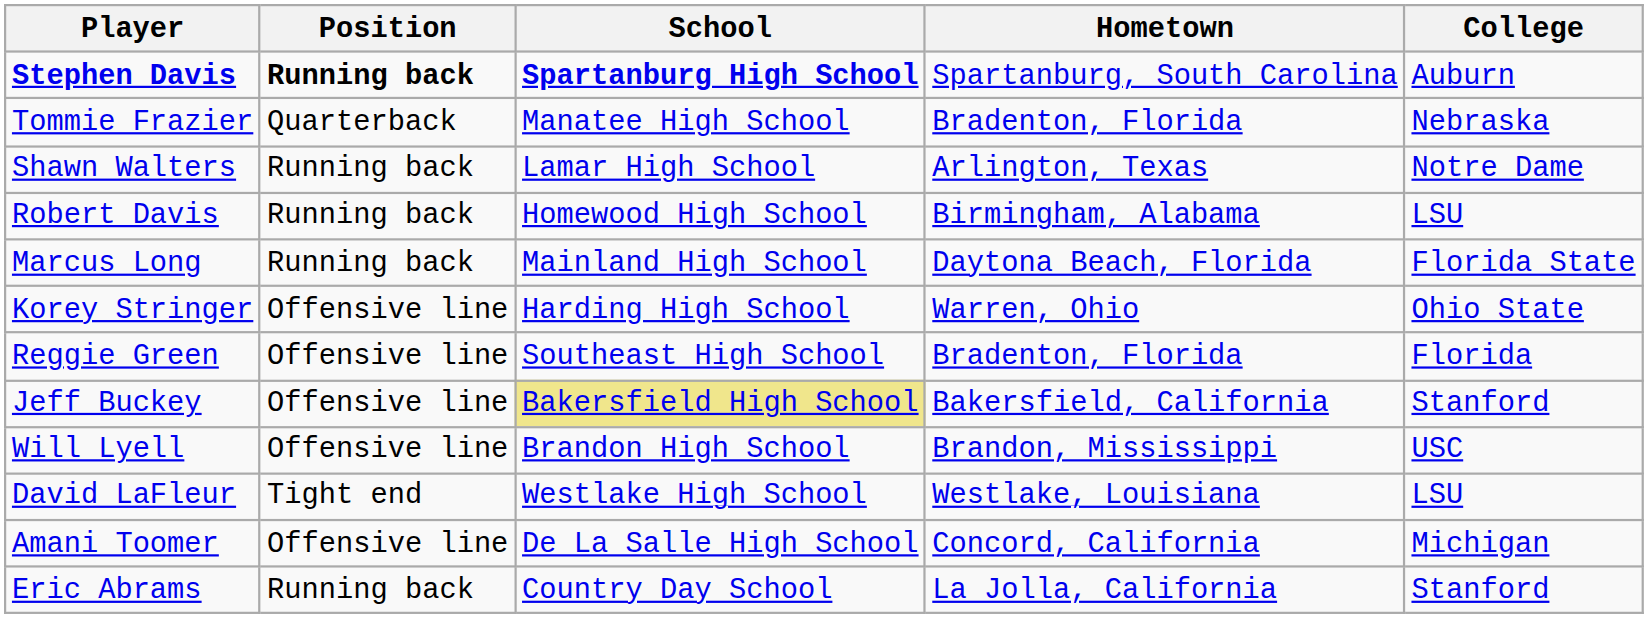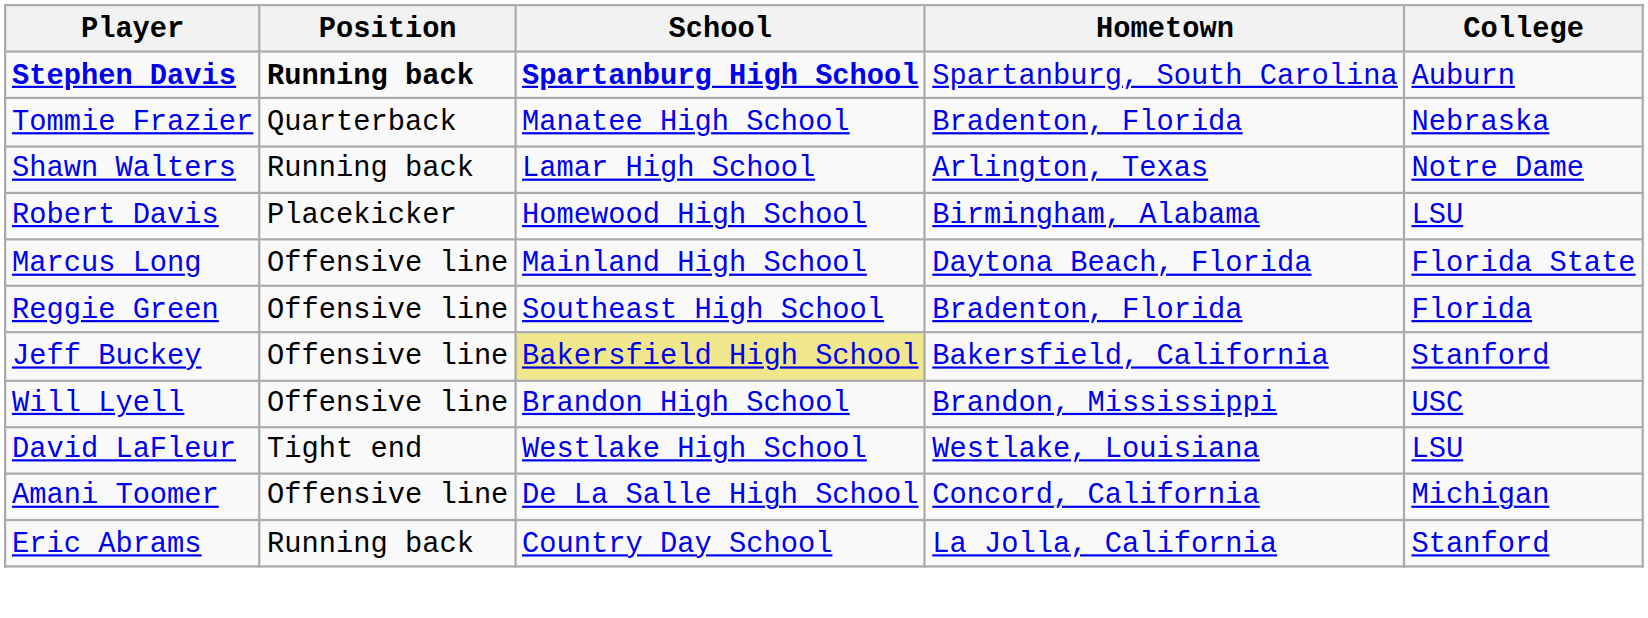(370, 216) Running back -> (362, 216) Placekicker
(370, 263) Running back -> (388, 263) Offensive line
- row: (133, 309)
